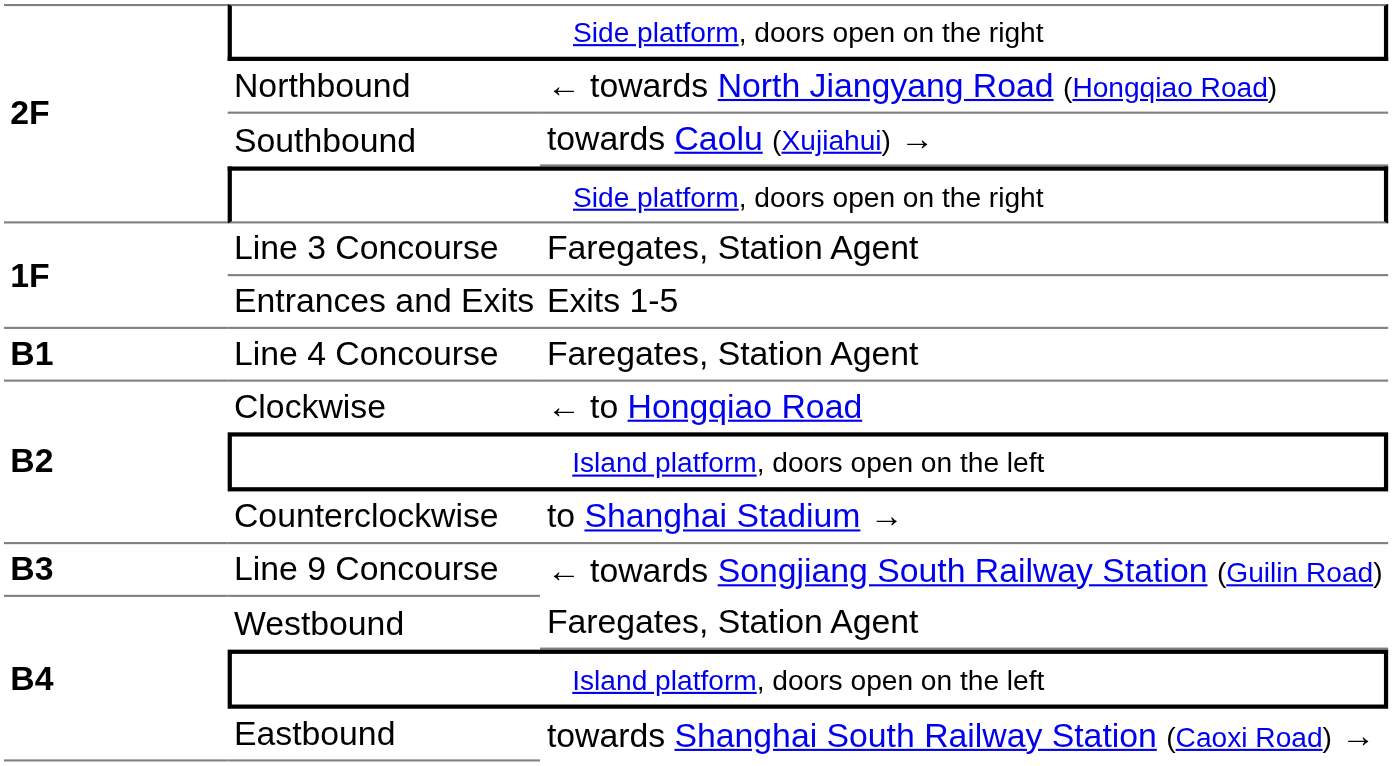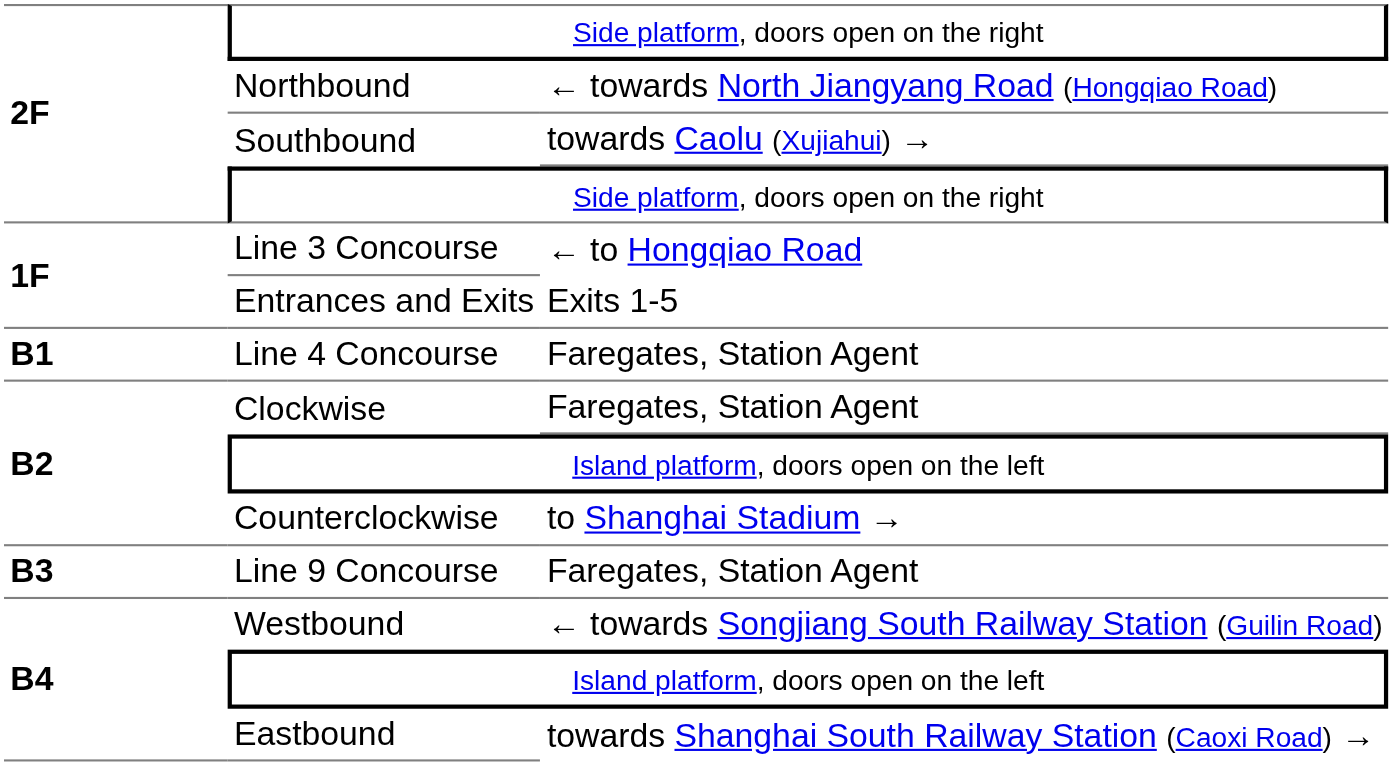(733, 248) Faregates, Station Agent -> (705, 249) ← to Hongqiao Road
(705, 406) ← to Hongqiao Road -> (733, 406) Faregates, Station Agent
(965, 569) ← towards Songjiang South Railway Station (Guilin Road) -> (733, 571) Faregates, Station Agent
(733, 621) Faregates, Station Agent -> (965, 623) ← towards Songjiang South Railway Station (Guilin Road)
